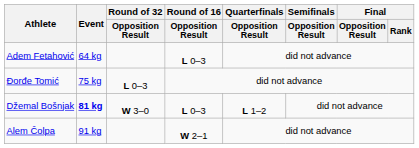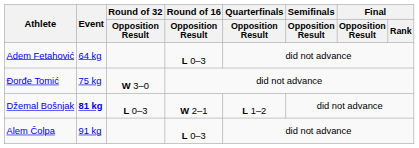(135, 86) L 0–3 -> (135, 86) W 3–0
(135, 111) W 3–0 -> (135, 111) L 0–3
(194, 111) L 0–3 -> (194, 111) W 2–1
(194, 137) W 2–1 -> (194, 137) L 0–3
